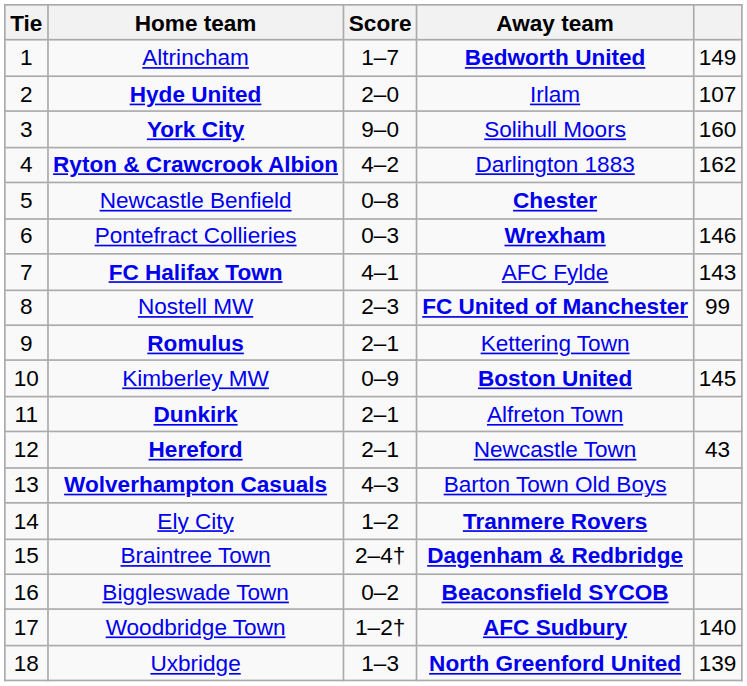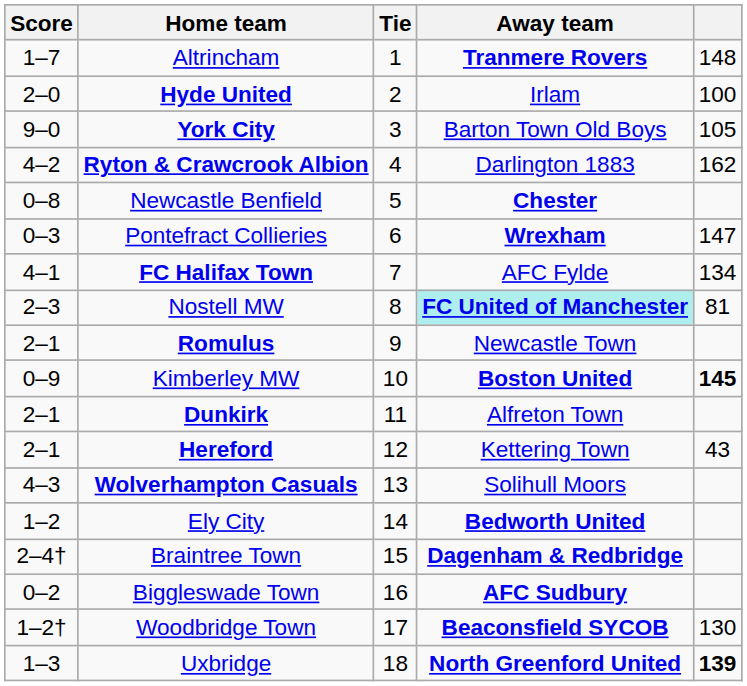columns swapped: (26, 22) <-> (380, 22)
(555, 58) Bedworth United -> (555, 58) Tranmere Rovers
(718, 58) 149 -> (718, 58) 148
(718, 93) 107 -> (718, 93) 100
(555, 129) Solihull Moors -> (555, 129) Barton Town Old Boys
(718, 129) 160 -> (718, 129) 105
(718, 236) 146 -> (718, 236) 147
(718, 271) 143 -> (718, 271) 134
(555, 307) no background -> (555, 307) paleturquoise background
(718, 307) 99 -> (718, 307) 81
(555, 342) Kettering Town -> (555, 342) Newcastle Town
(718, 378) normal -> (718, 378) bold
(555, 449) Newcastle Town -> (555, 449) Kettering Town
(555, 485) Barton Town Old Boys -> (555, 485) Solihull Moors
(555, 520) Tranmere Rovers -> (555, 520) Bedworth United
(555, 592) Beaconsfield SYCOB -> (555, 592) AFC Sudbury
(555, 627) AFC Sudbury -> (555, 627) Beaconsfield SYCOB
(718, 627) 140 -> (718, 627) 130
(718, 663) normal -> (718, 663) bold
